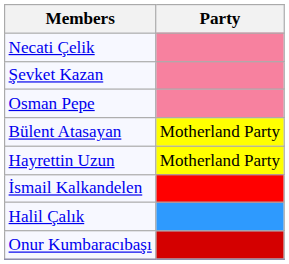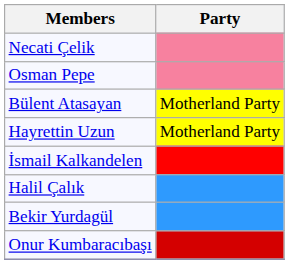- row: (56, 75)
+ row: (61, 216)
